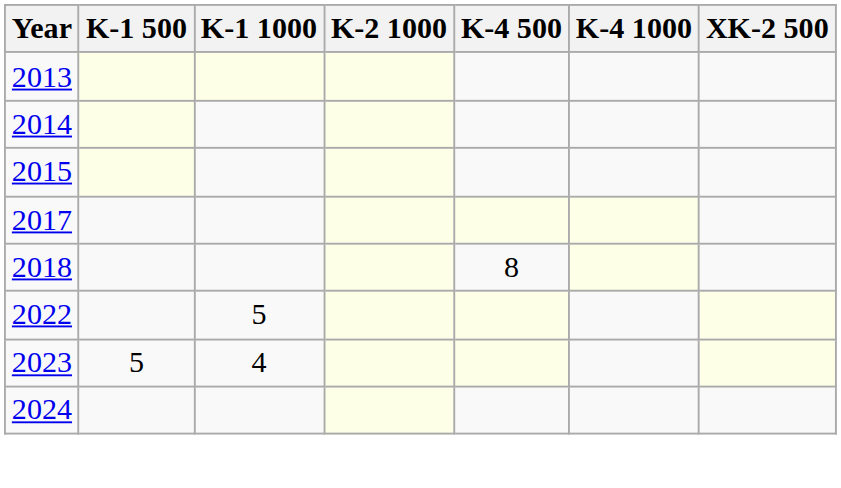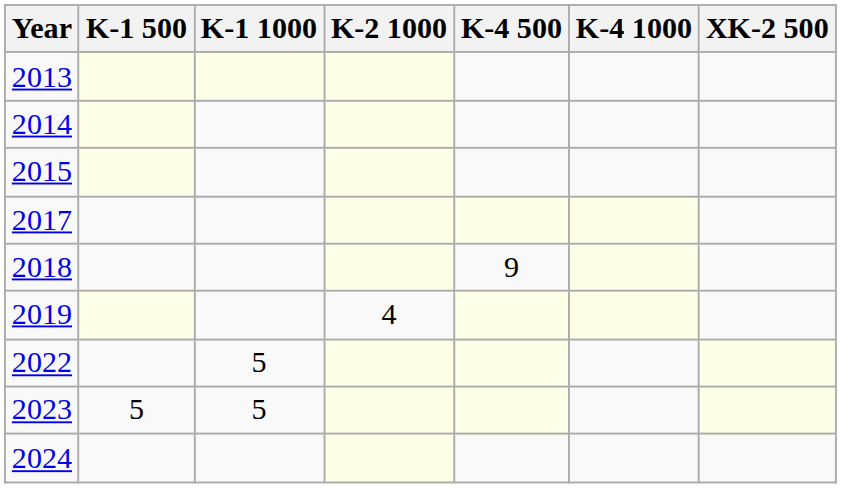(511, 266) 8 -> (511, 266) 9
+ row: (42, 314)
(259, 362) 4 -> (259, 409) 5
